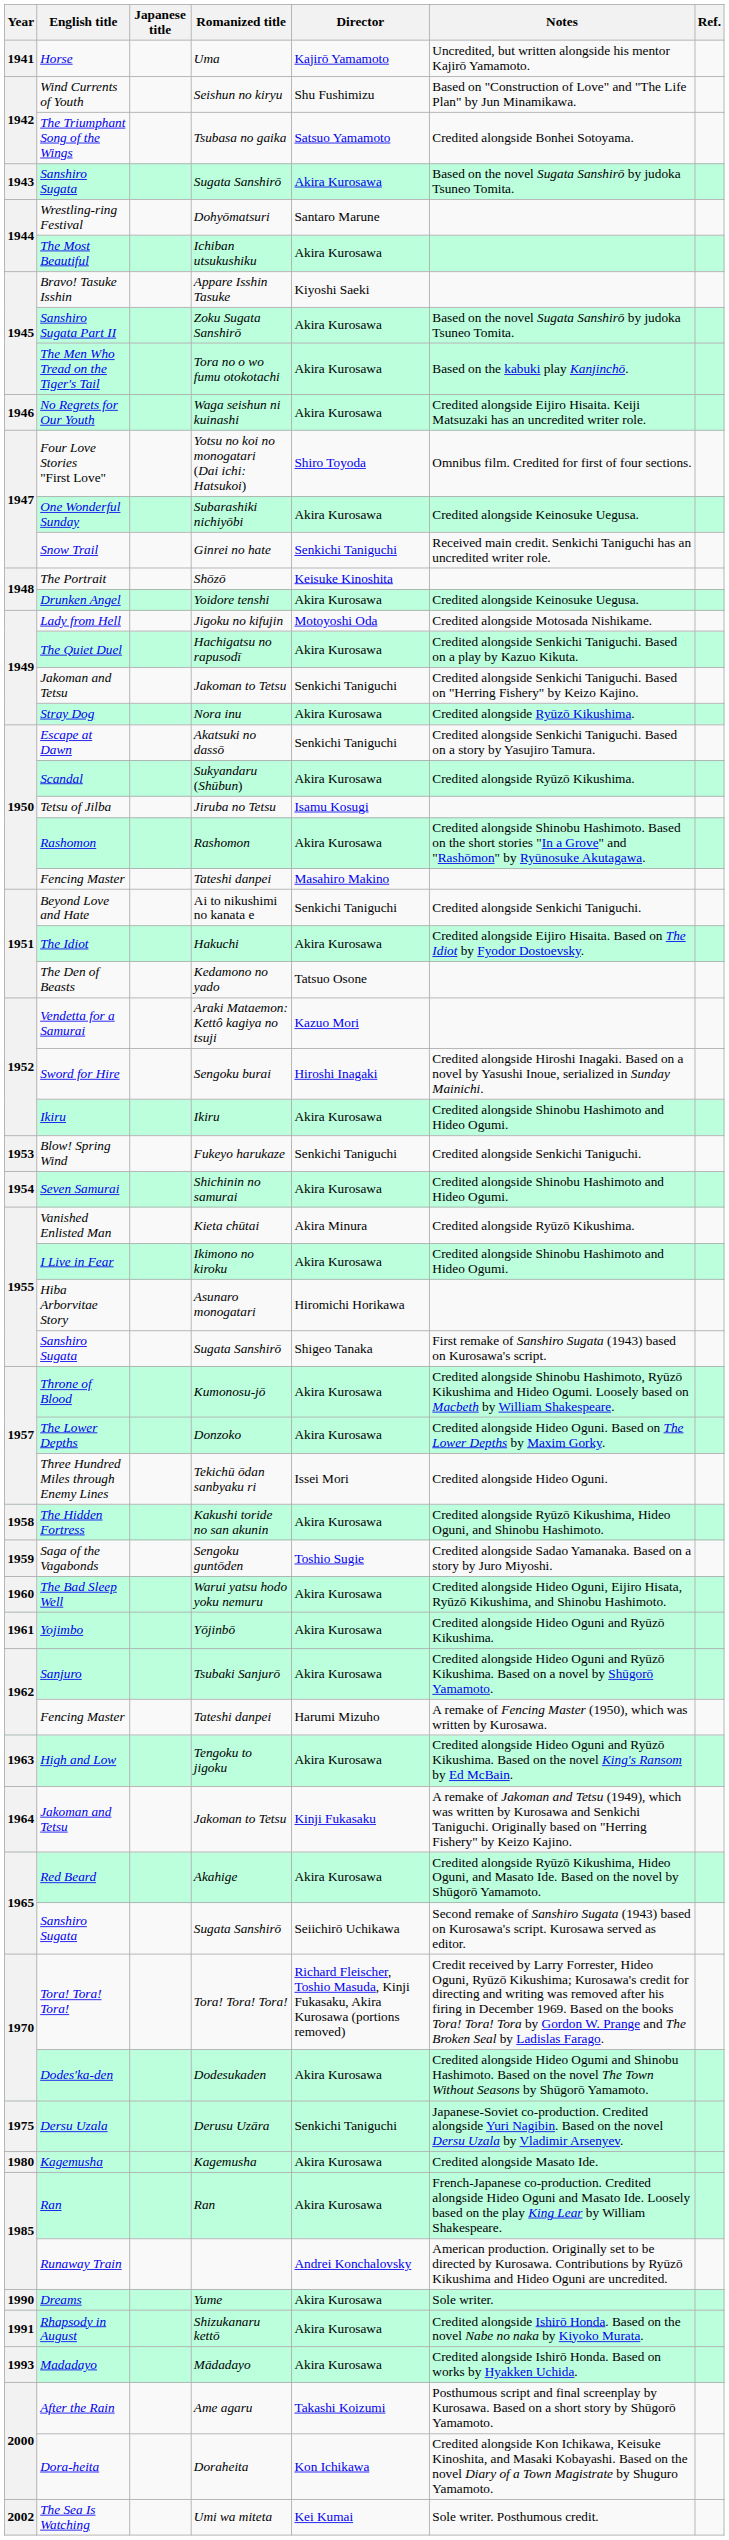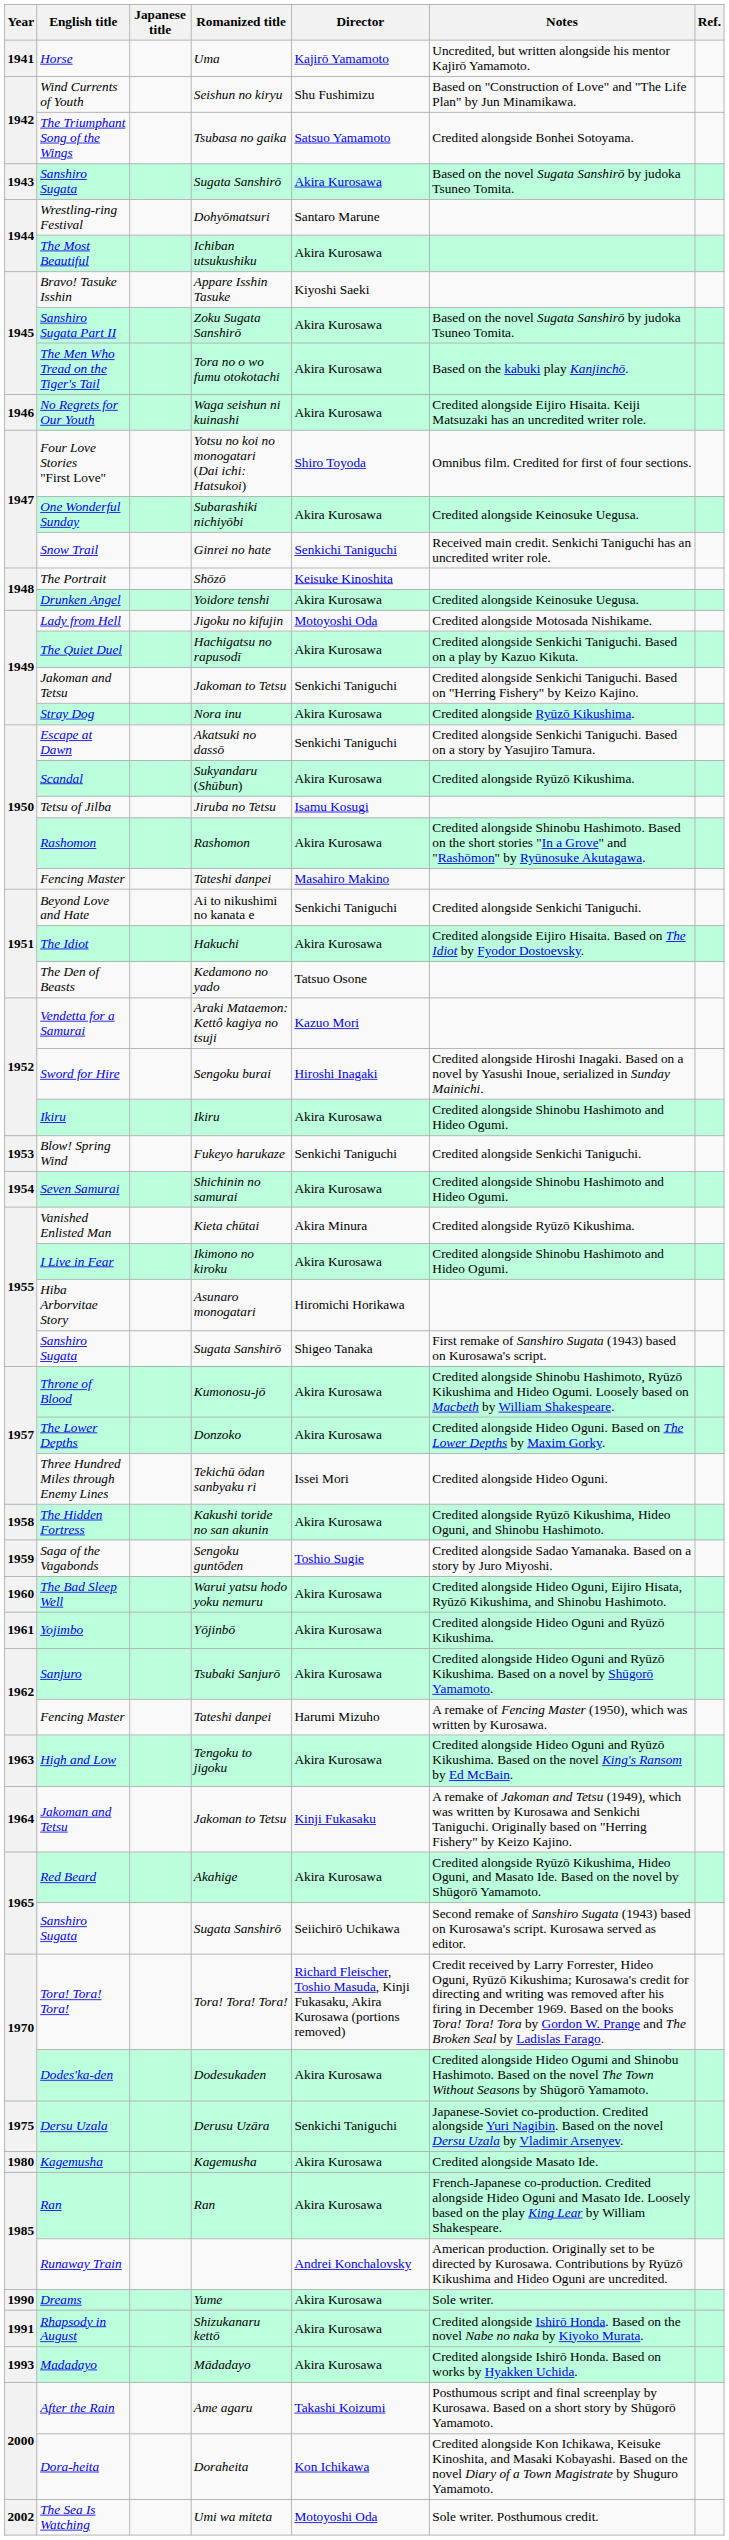(324, 2517) Kei Kumai -> (336, 2517) Motoyoshi Oda
